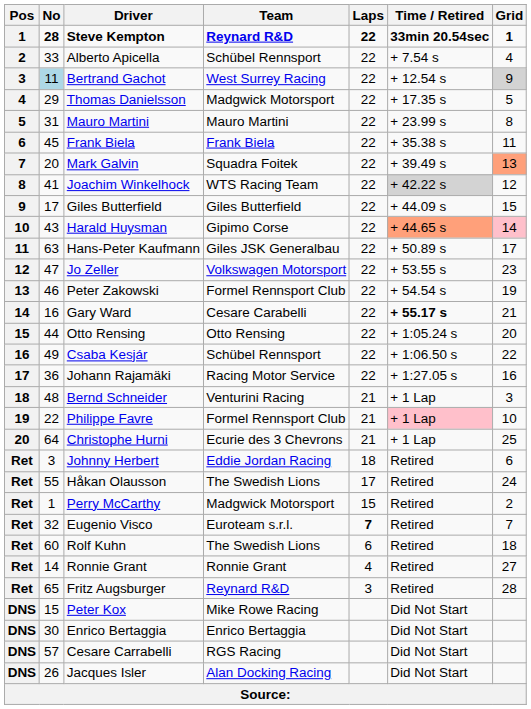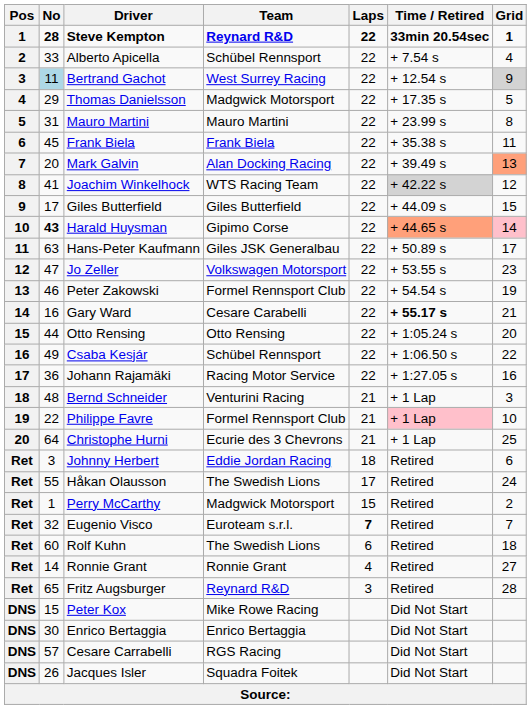(252, 163) Squadra Foitek -> (269, 163) Alan Docking Racing
(51, 227) normal -> (51, 227) bold
(269, 673) Alan Docking Racing -> (252, 673) Squadra Foitek
